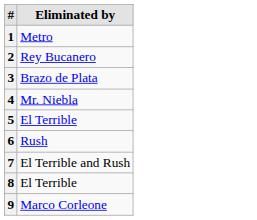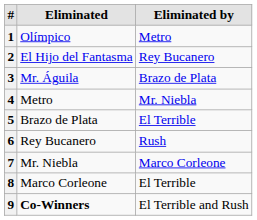+ column: (76, 15)
(75, 162) El Terrible and Rush -> (182, 162) Marco Corleone
(64, 204) Marco Corleone -> (194, 204) El Terrible and Rush
